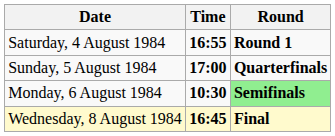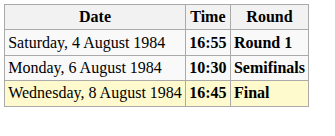- row: (82, 67)
(269, 93) lightgreen background -> (269, 67) no background
